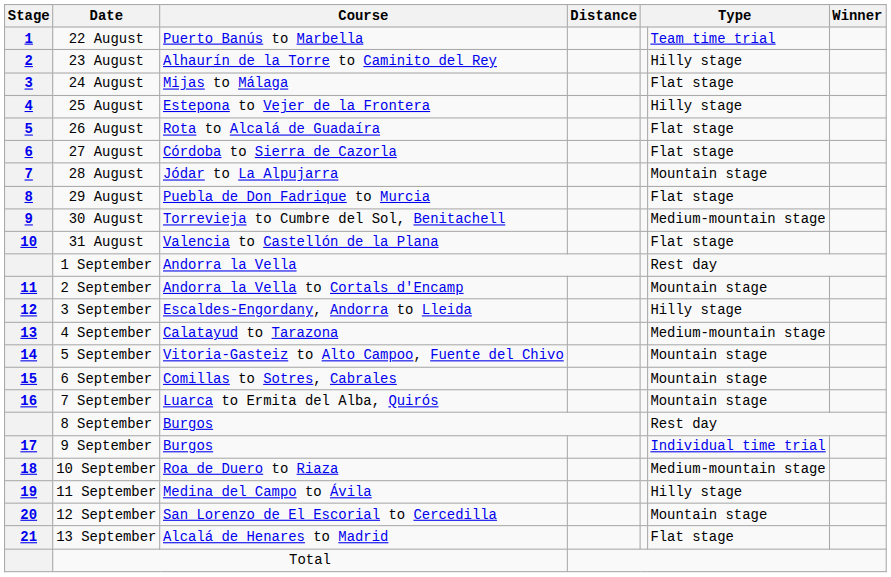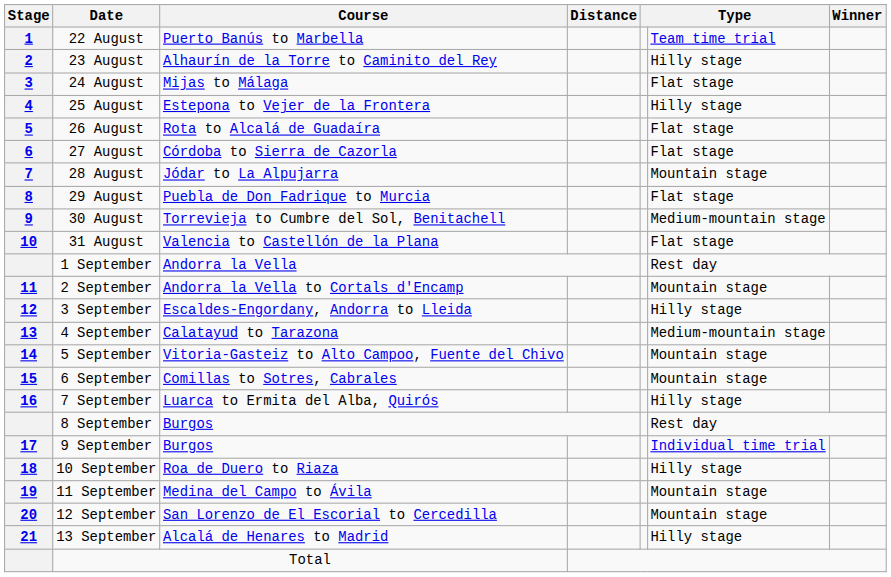(709, 401) Mountain stage -> (696, 401) Hilly stage
(738, 469) Medium-mountain stage -> (696, 469) Hilly stage
(696, 492) Hilly stage -> (709, 492) Mountain stage
(692, 537) Flat stage -> (696, 537) Hilly stage
